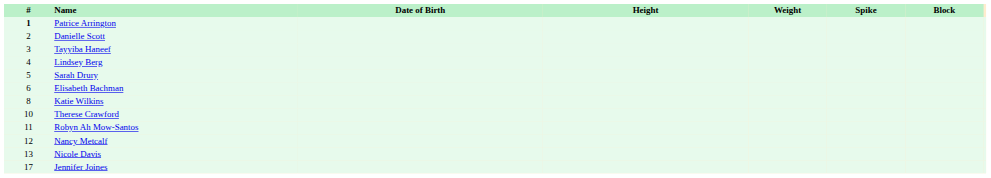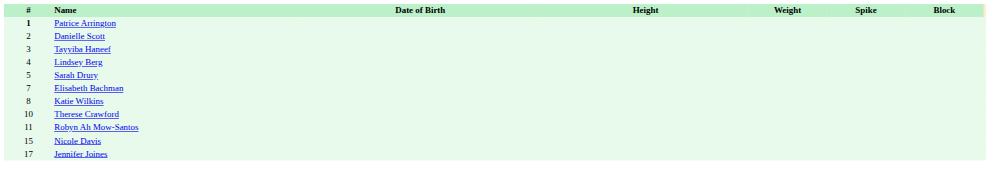(28, 88) 6 -> (28, 88) 7
- row: (81, 140)
(28, 153) 13 -> (28, 140) 15
